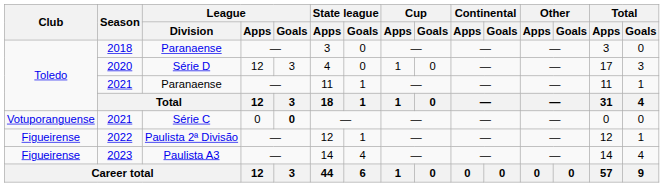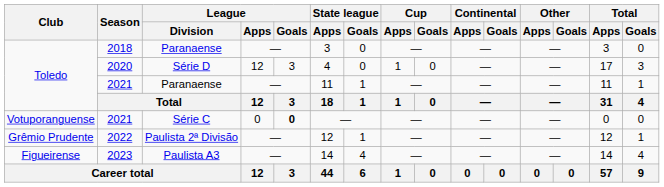(51, 137) Figueirense -> (51, 137) Grêmio Prudente
